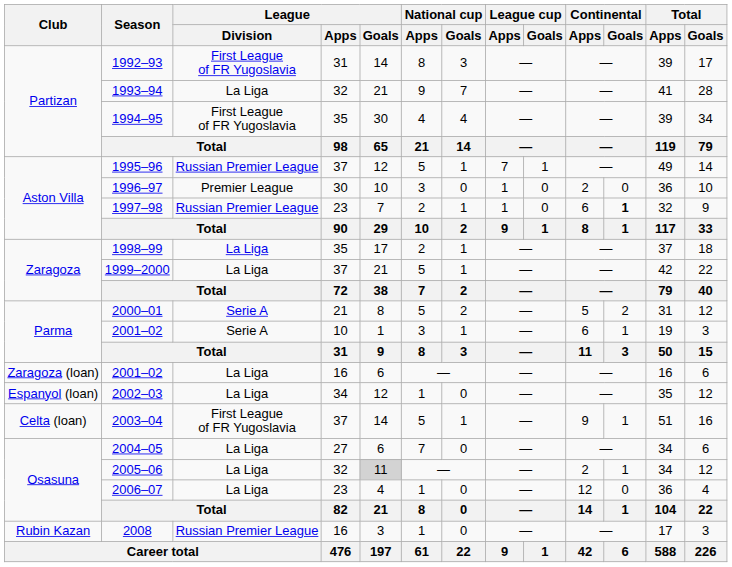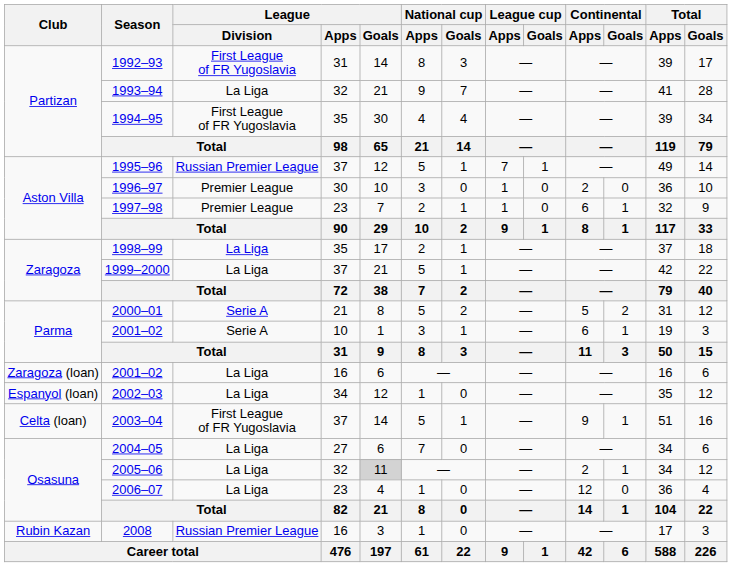(247, 208) Russian Premier League -> (247, 208) Premier League
(625, 208) bold -> (625, 208) normal
